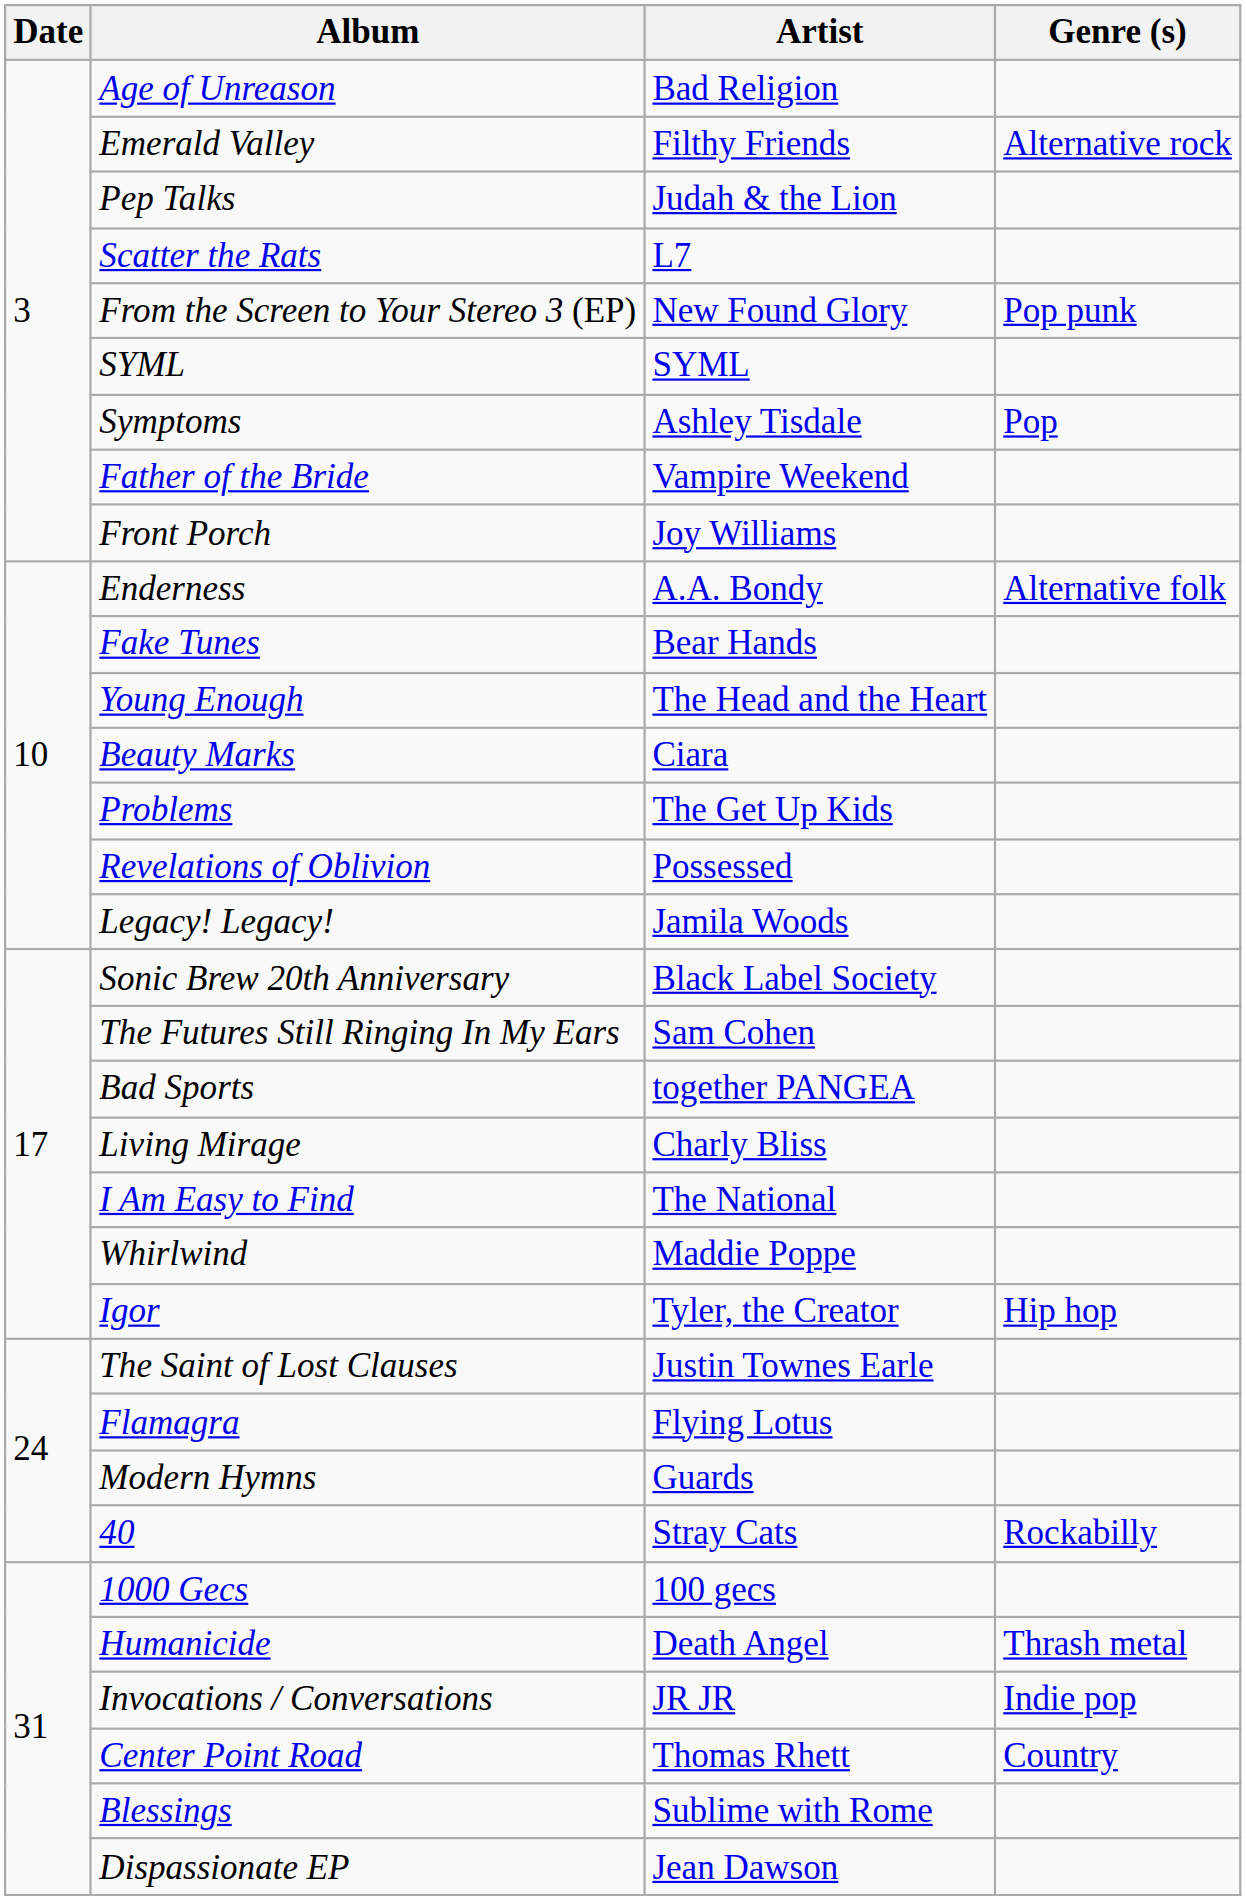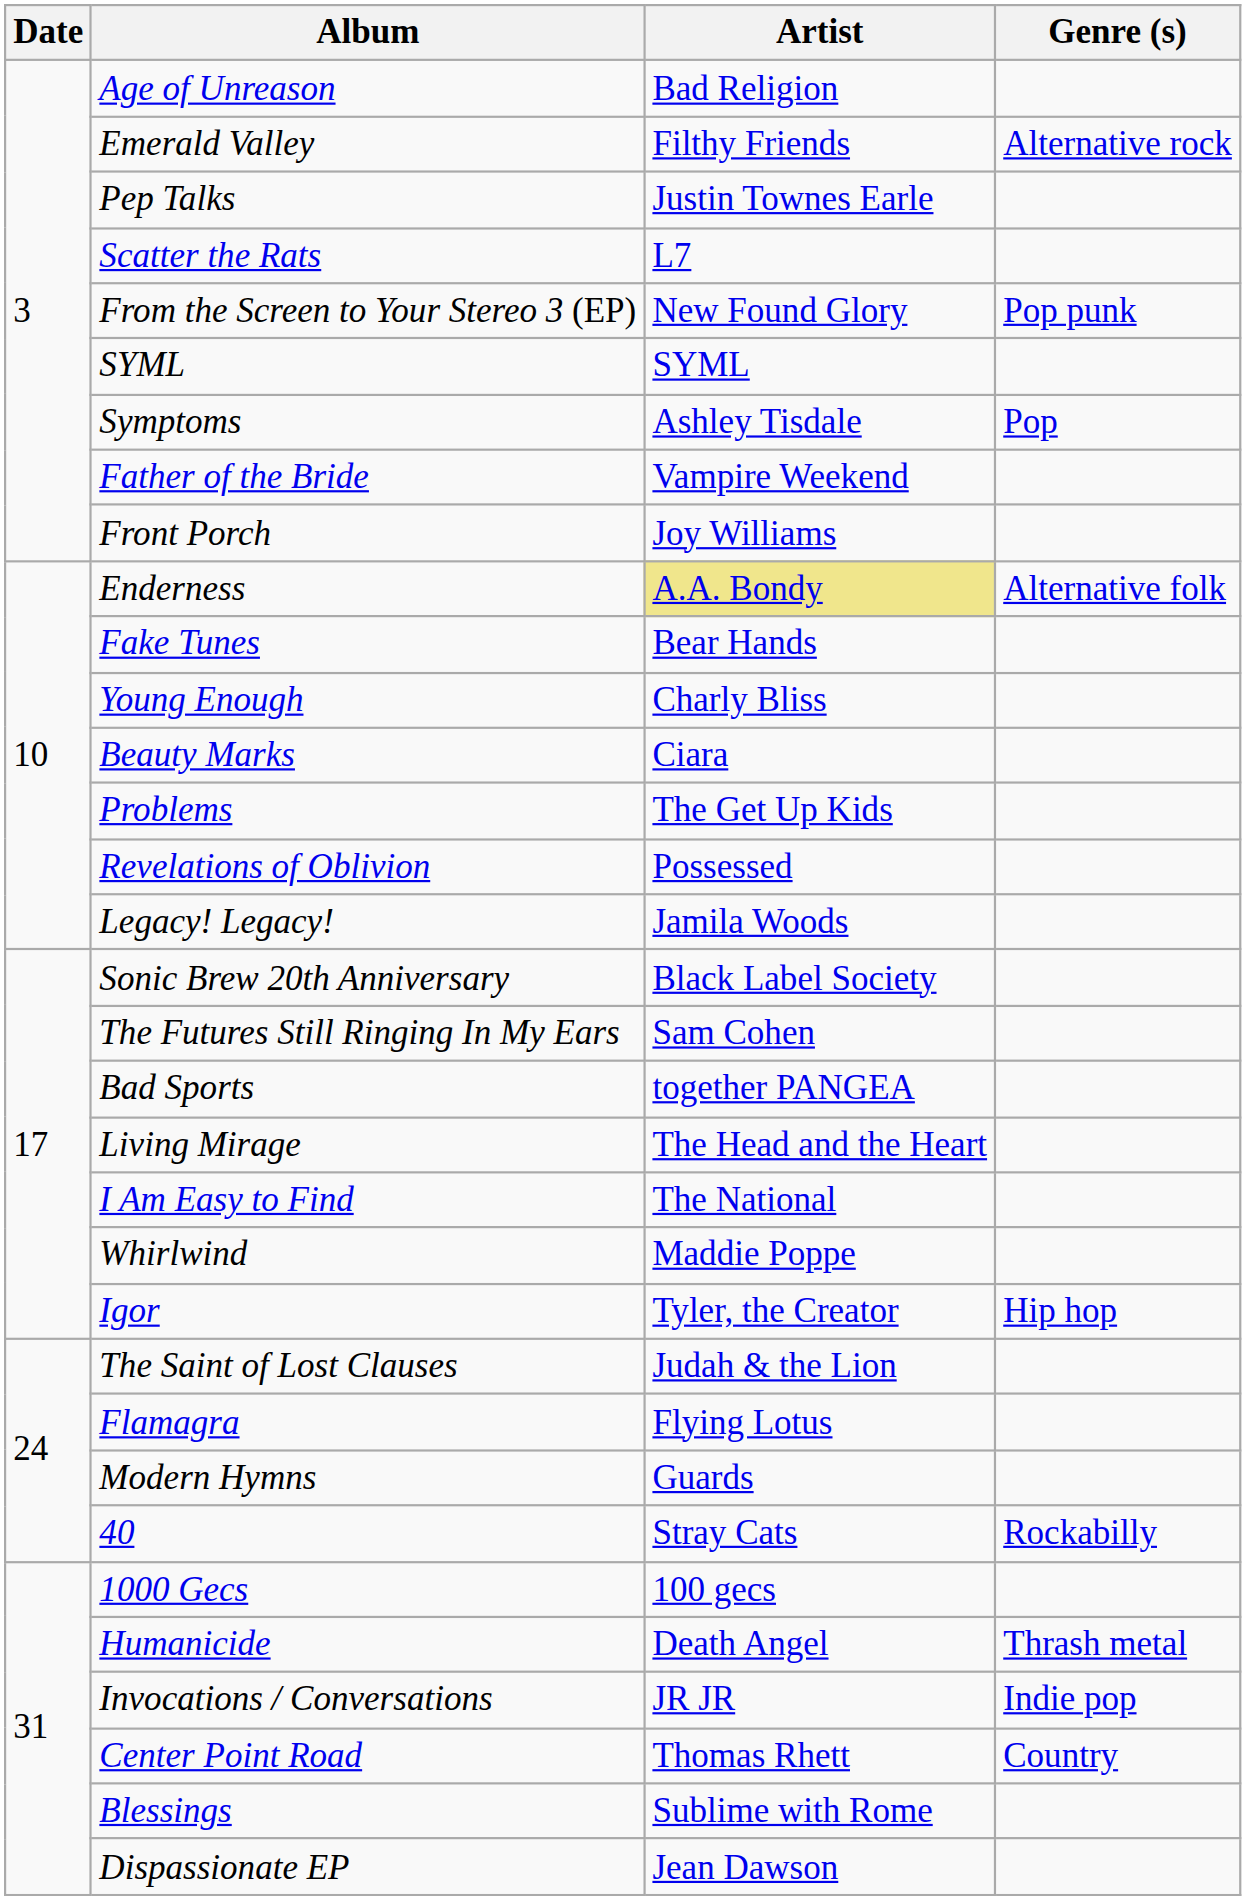(775, 198) Judah & the Lion -> (793, 198) Justin Townes Earle
(738, 587) no background -> (738, 587) khaki background
(820, 699) The Head and the Heart -> (740, 699) Charly Bliss
(740, 1143) Charly Bliss -> (820, 1143) The Head and the Heart
(793, 1365) Justin Townes Earle -> (775, 1365) Judah & the Lion
